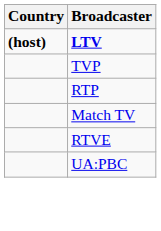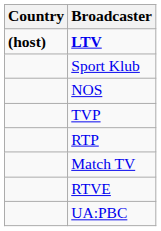+ row: (106, 66)
+ row: (87, 90)
